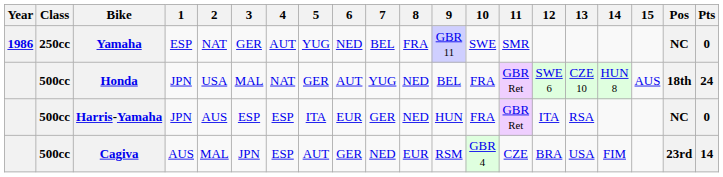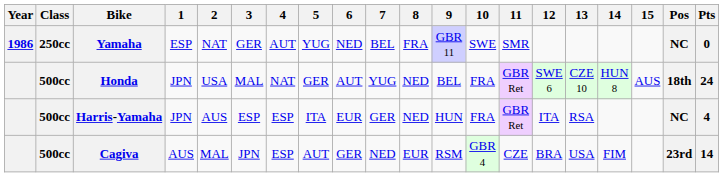(707, 117) 0 -> (707, 117) 4
